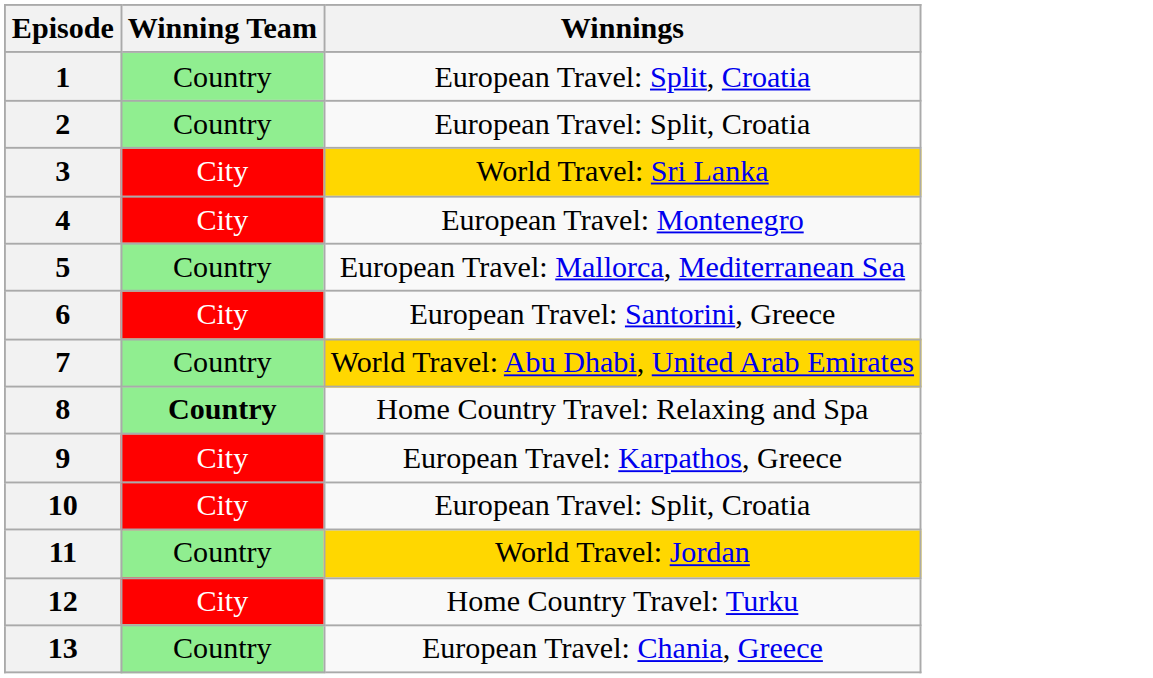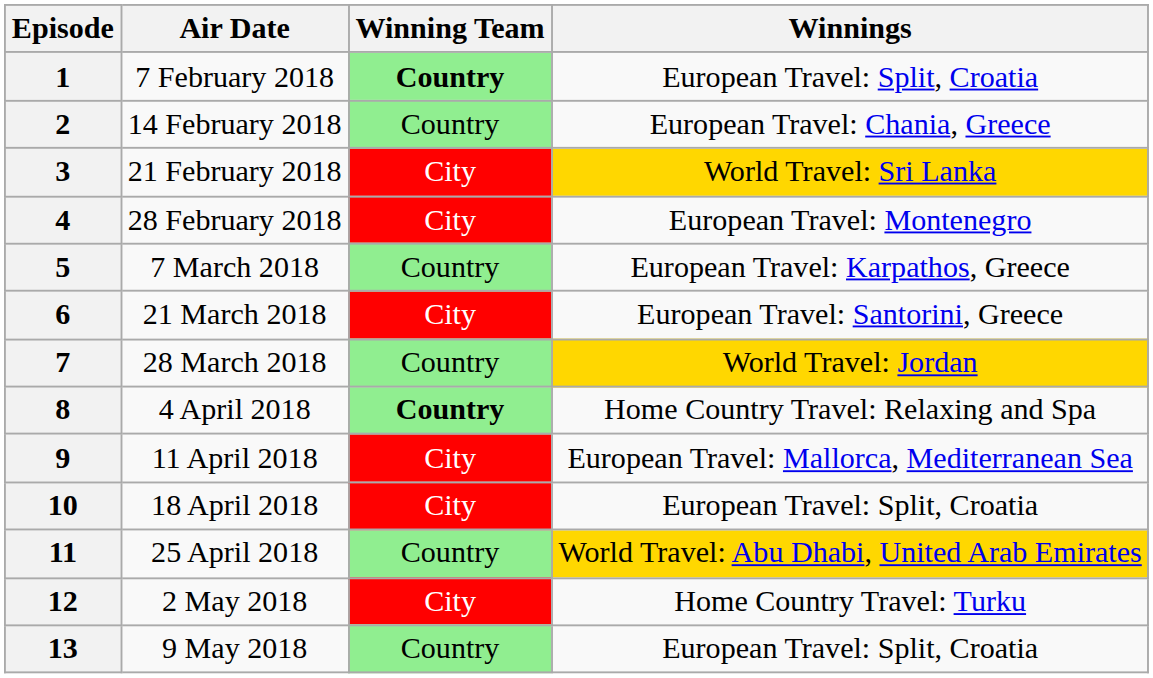+ column: (235, 28)
(222, 76) normal -> (450, 76) bold
(622, 123) European Travel: Split, Croatia -> (850, 123) European Travel: Chania, Greece
(622, 266) European Travel: Mallorca, Mediterranean Sea -> (850, 266) European Travel: Karpathos, Greece
(622, 362) World Travel: Abu Dhabi, United Arab Emirates -> (850, 362) World Travel: Jordan
(622, 457) European Travel: Karpathos, Greece -> (850, 457) European Travel: Mallorca, Mediterranean Sea
(622, 553) World Travel: Jordan -> (850, 553) World Travel: Abu Dhabi, United Arab Emirates
(622, 648) European Travel: Chania, Greece -> (850, 648) European Travel: Split, Croatia
